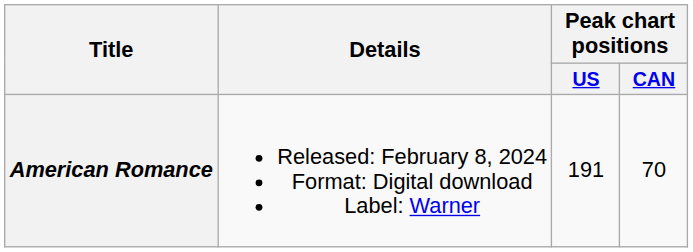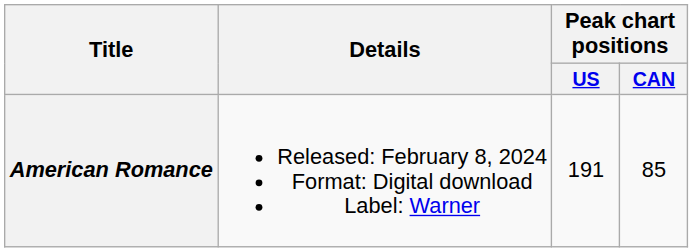(654, 170) 70 -> (654, 170) 85
